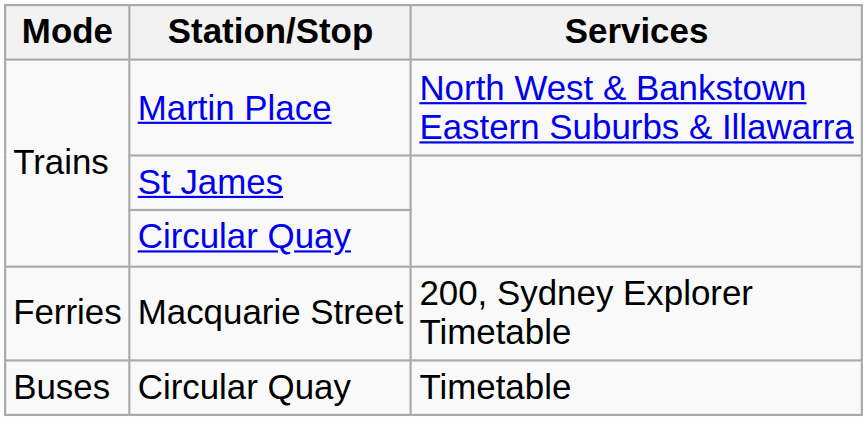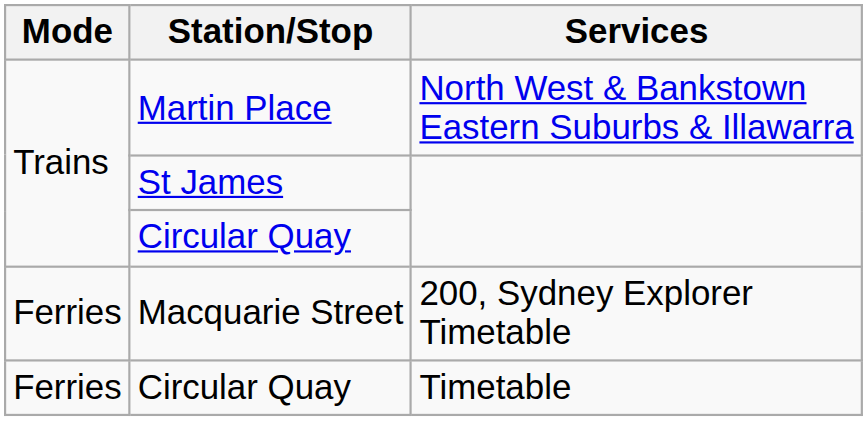(62, 387) Buses -> (67, 387) Ferries
